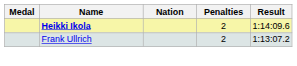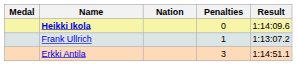(224, 26) 2 -> (224, 26) 0
(224, 40) 2 -> (224, 40) 1
+ row: (64, 54)
